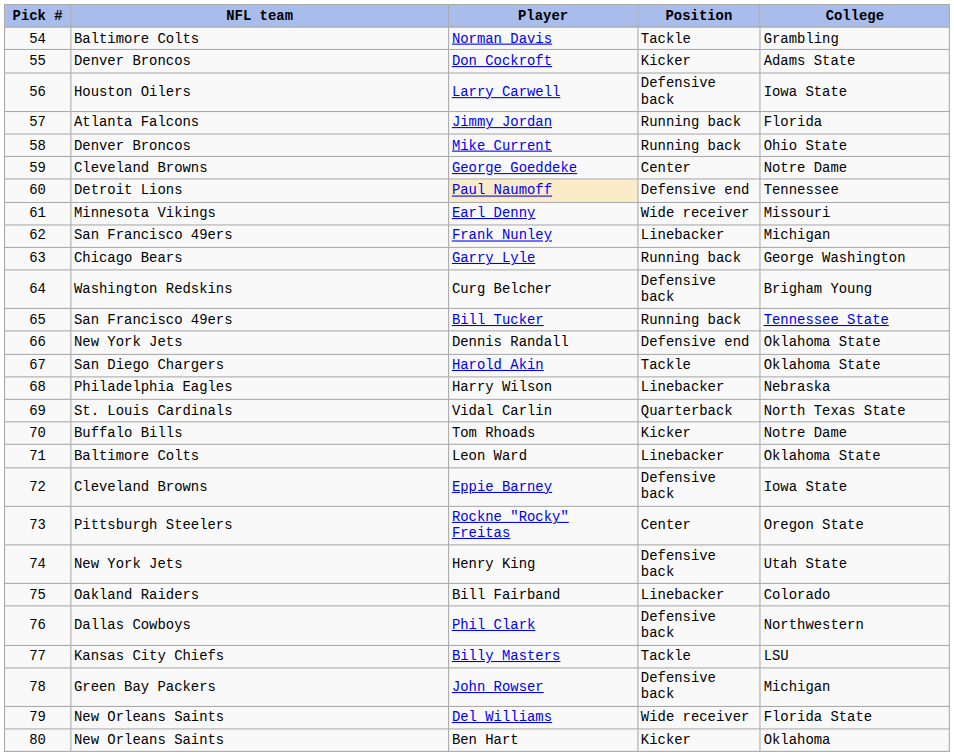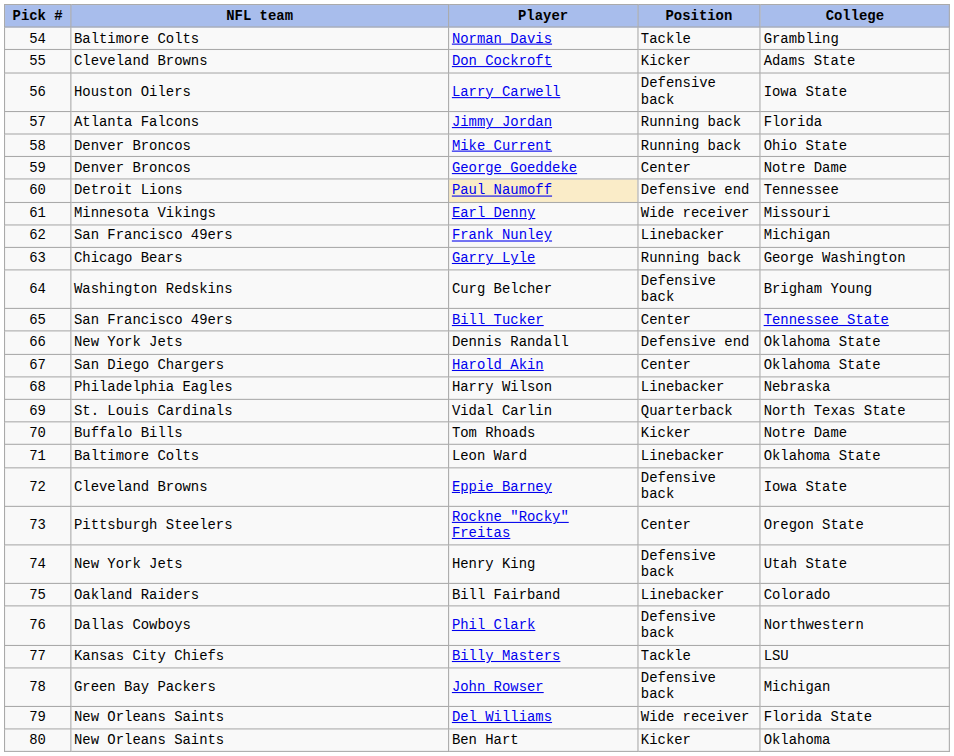(132, 61) Denver Broncos -> (141, 61) Cleveland Browns
(141, 168) Cleveland Browns -> (132, 168) Denver Broncos
(691, 320) Running back -> (666, 320) Center
(666, 365) Tackle -> (666, 365) Center
